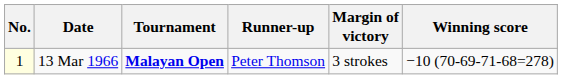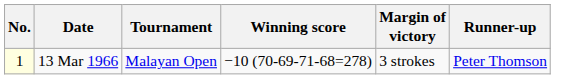columns swapped: (480, 26) <-> (278, 26)
(175, 61) bold -> (171, 61) normal
